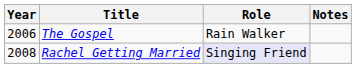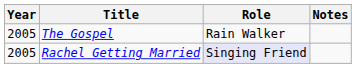(22, 34) 2006 -> (22, 34) 2005
(22, 53) 2008 -> (22, 53) 2005
